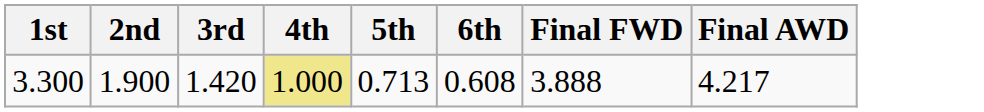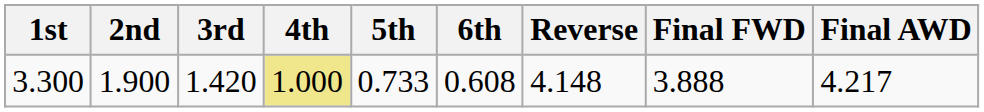+ column: (584, 29)
(393, 80) 0.713 -> (393, 80) 0.733
